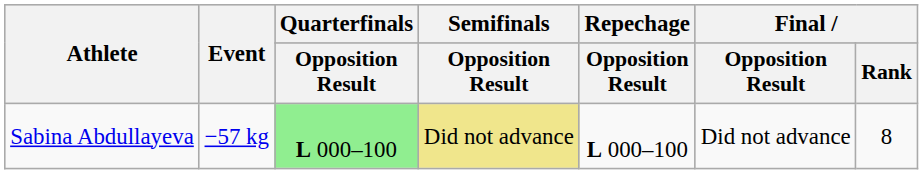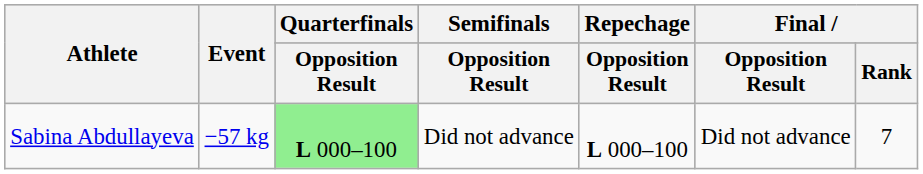(499, 136) khaki background -> (499, 136) no background
(887, 136) 8 -> (887, 136) 7
